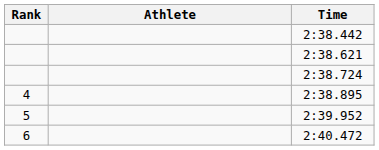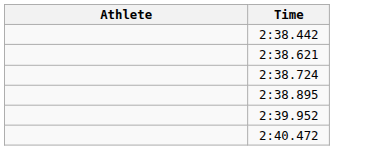- column: (26, 15)
